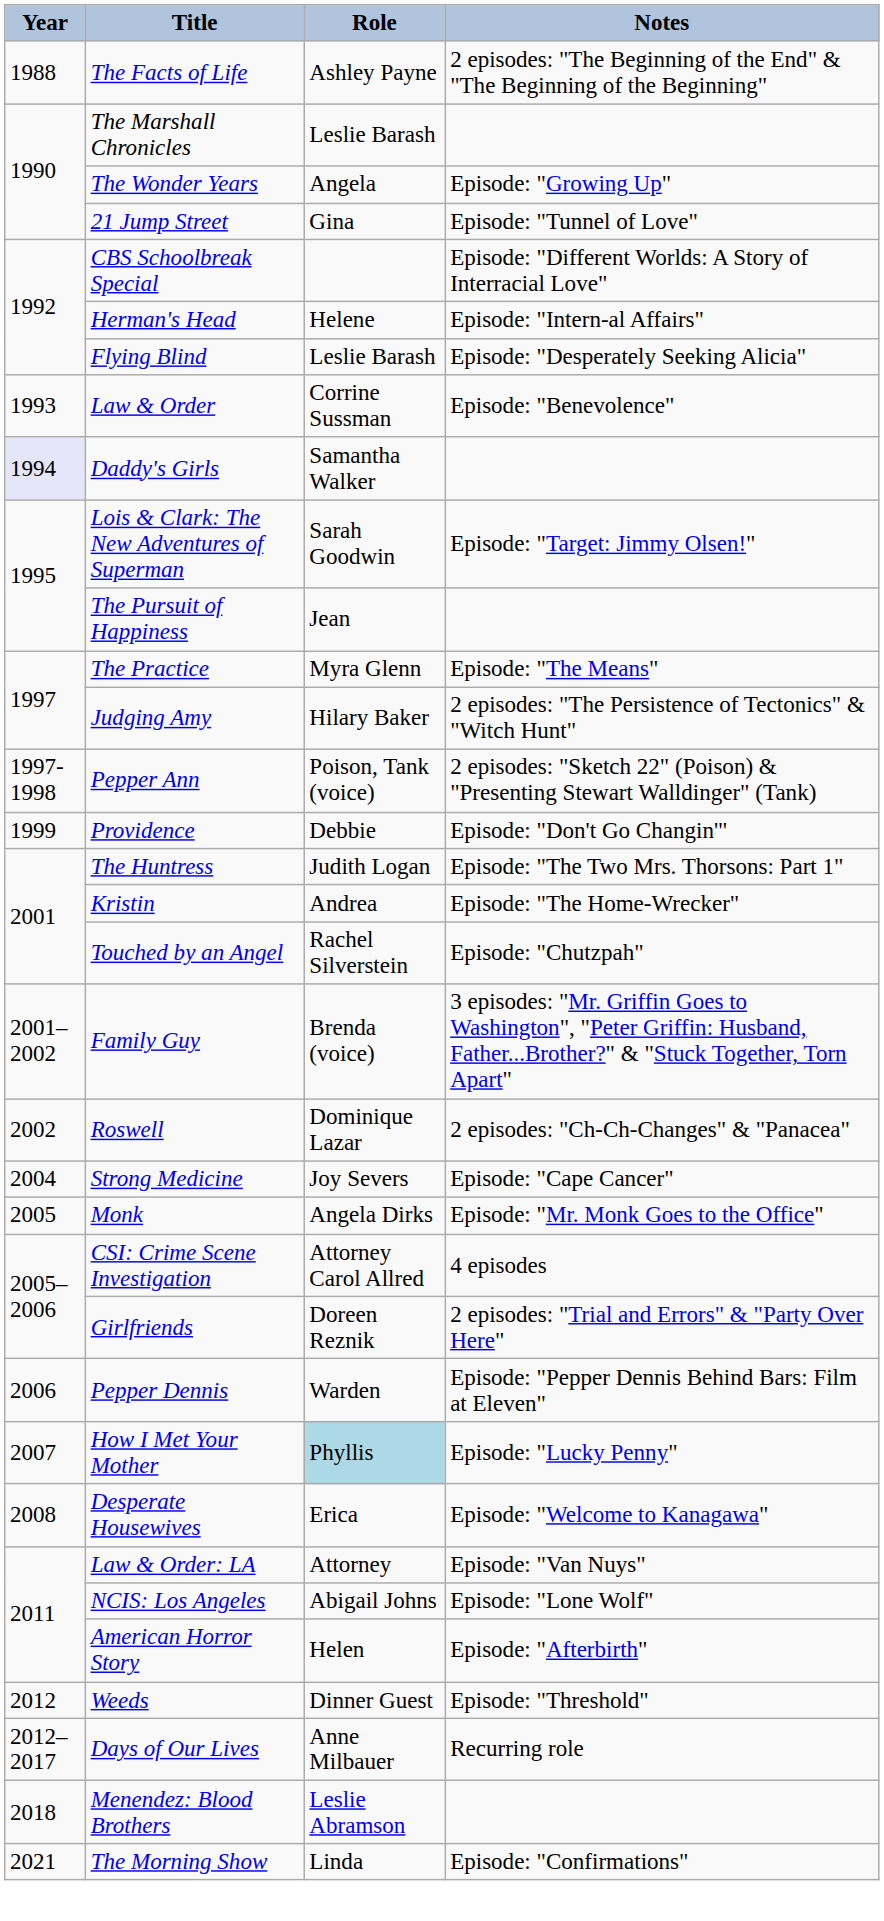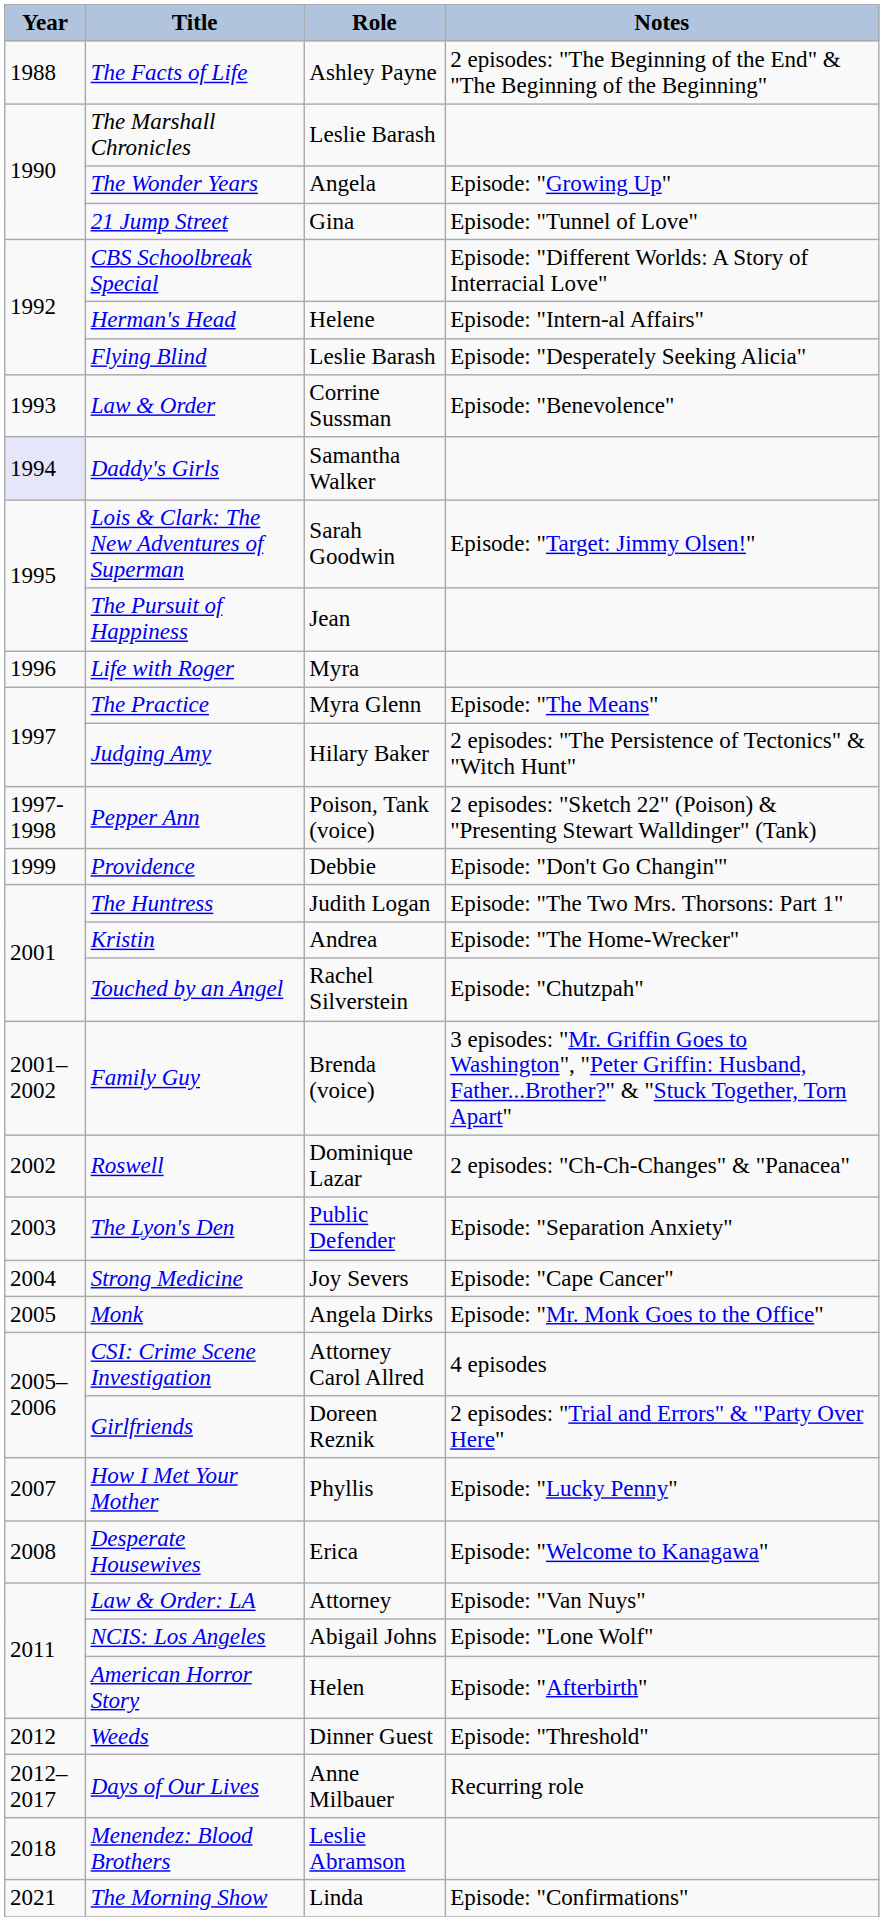+ row: (162, 668)
+ row: (163, 1228)
- row: (159, 1389)
(341, 1452) lightblue background -> (341, 1488) no background
